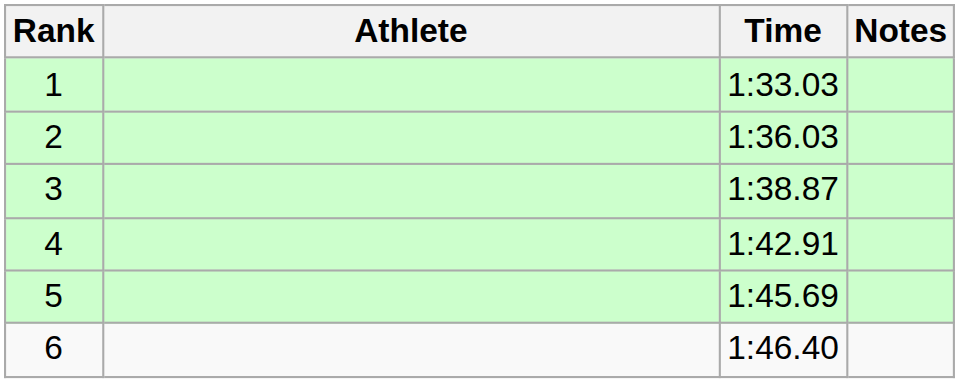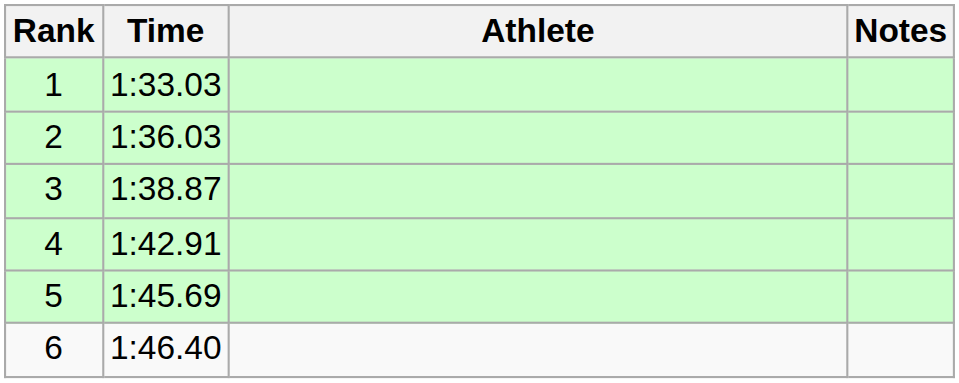columns swapped: (411, 31) <-> (783, 31)
